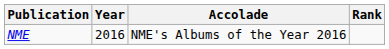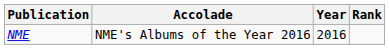columns swapped: (239, 15) <-> (110, 15)
